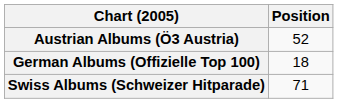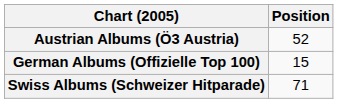(301, 62) 18 -> (301, 62) 15
